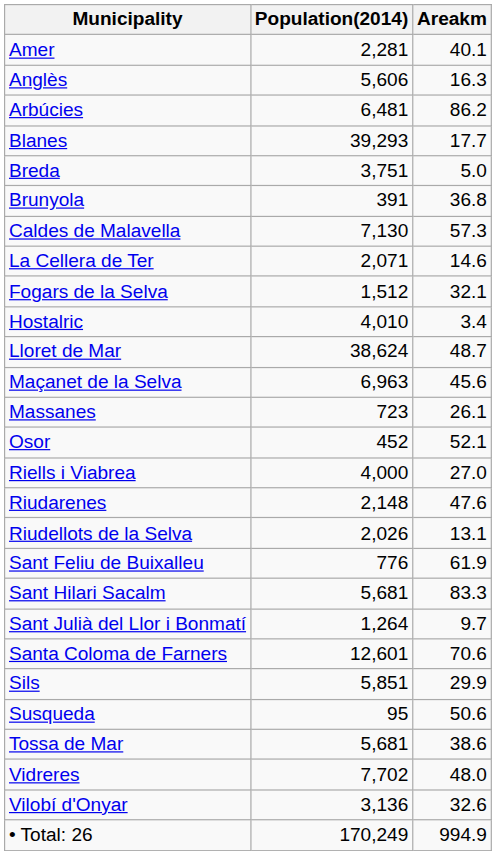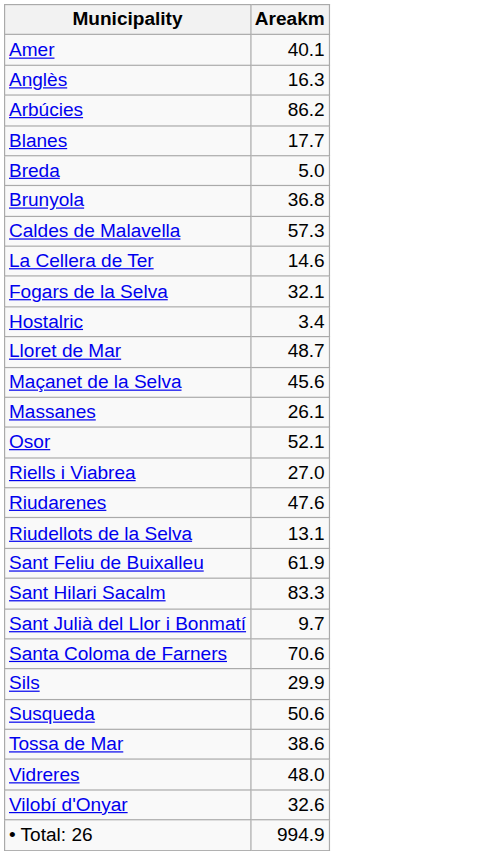- column: (332, 19)
